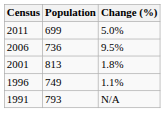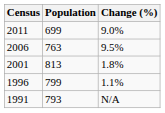(112, 30) 5.0% -> (112, 30) 9.0%
(53, 47) 736 -> (53, 47) 763
(53, 82) 749 -> (53, 82) 799
